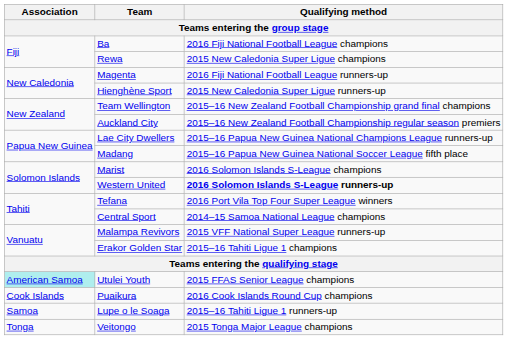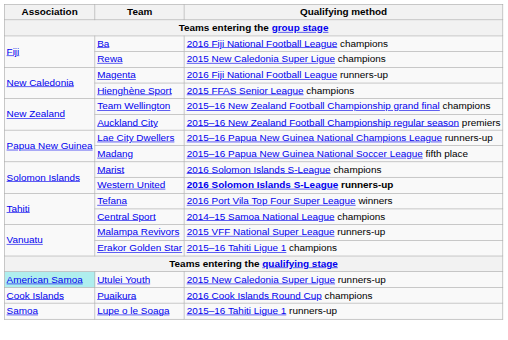(286, 91) 2015 New Caledonia Super Ligue runners-up -> (271, 91) 2015 FFAS Senior League champions
(271, 279) 2015 FFAS Senior League champions -> (286, 279) 2015 New Caledonia Super Ligue runners-up
- row: (117, 327)
